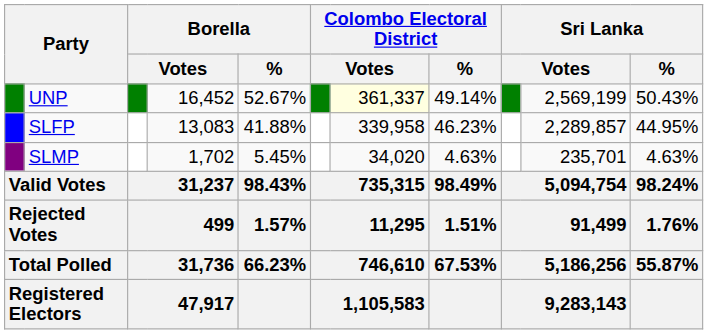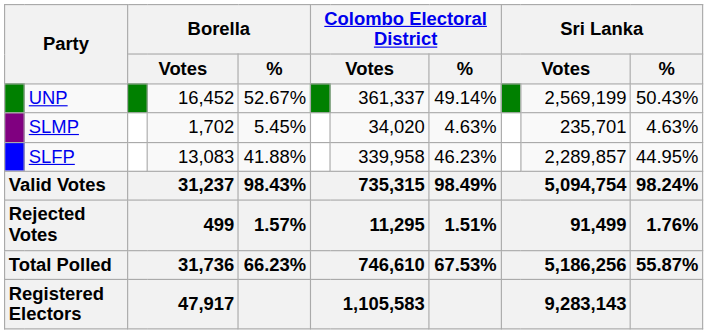(391, 98) lightyellow background -> (391, 98) no background
rows swapped: (52, 127) <-> (54, 156)
